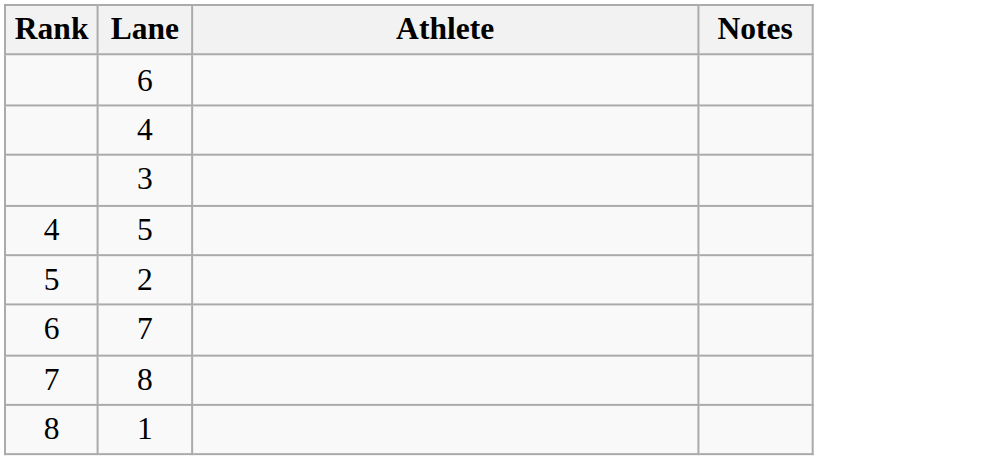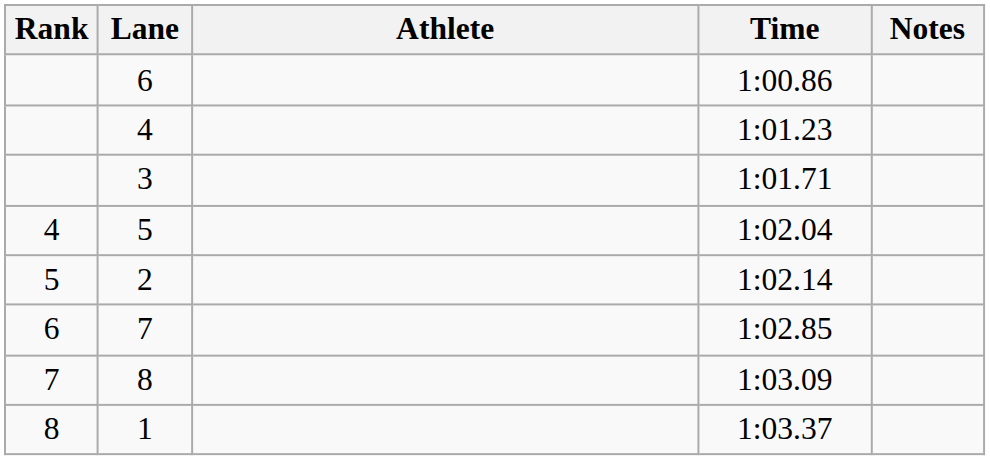+ column: (785, 29)
